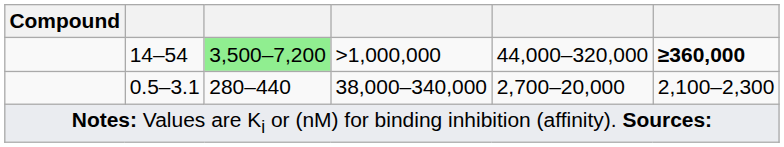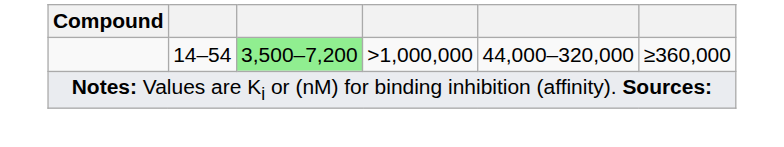(702, 54) bold -> (687, 54) normal
- row: (165, 87)
